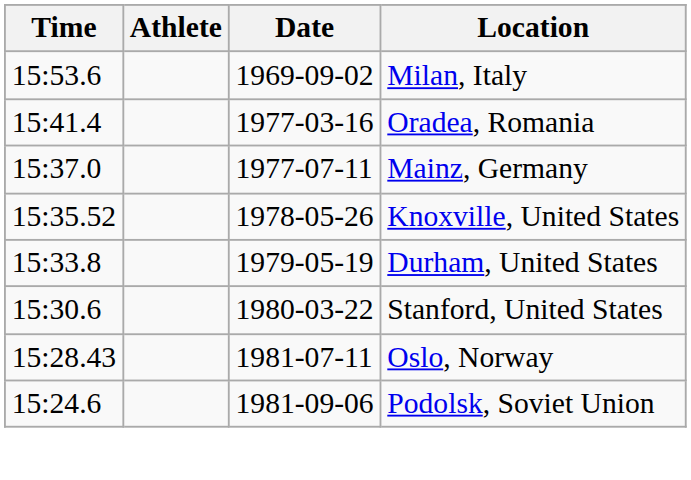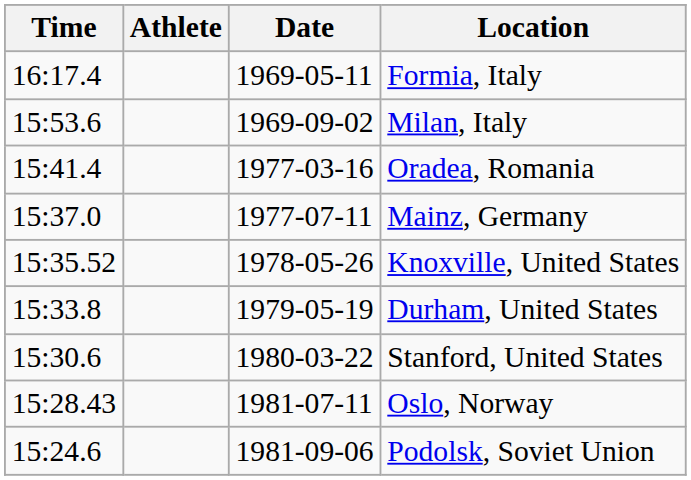+ row: (465, 74)
